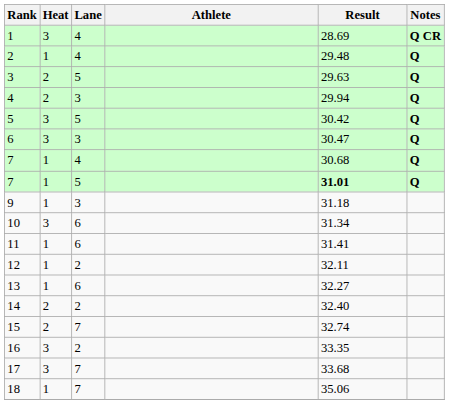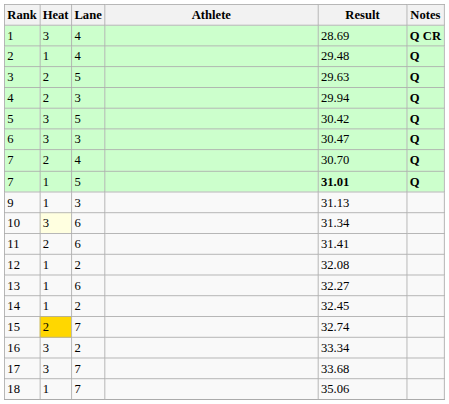(46, 160) 1 -> (46, 160) 2
(335, 160) 30.68 -> (335, 160) 30.70
(335, 202) 31.18 -> (335, 202) 31.13
(46, 223) no background -> (46, 223) lightyellow background
(46, 243) 1 -> (46, 243) 2
(335, 264) 32.11 -> (335, 264) 32.08
(46, 306) 2 -> (46, 306) 1
(335, 306) 32.40 -> (335, 306) 32.45
(46, 327) no background -> (46, 327) gold background
(335, 347) 33.35 -> (335, 347) 33.34
